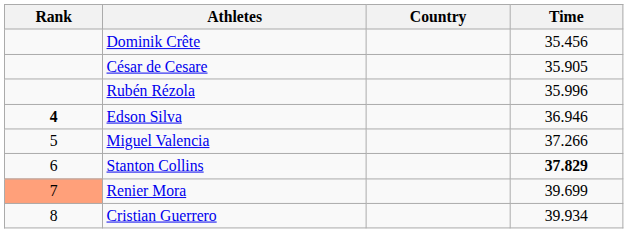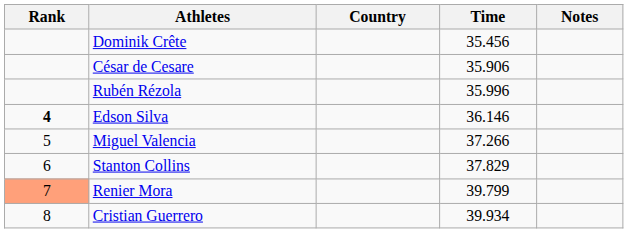+ column: (580, 16)
(566, 66) 35.905 -> (488, 66) 35.906
(566, 116) 36.946 -> (488, 116) 36.146
(566, 166) bold -> (488, 166) normal
(566, 191) 39.699 -> (488, 191) 39.799
